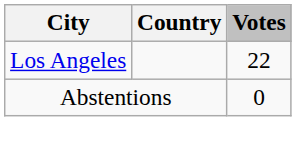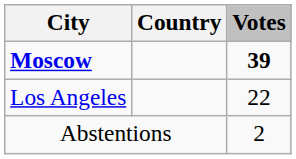+ row: (51, 60)
(259, 97) 0 -> (259, 134) 2
